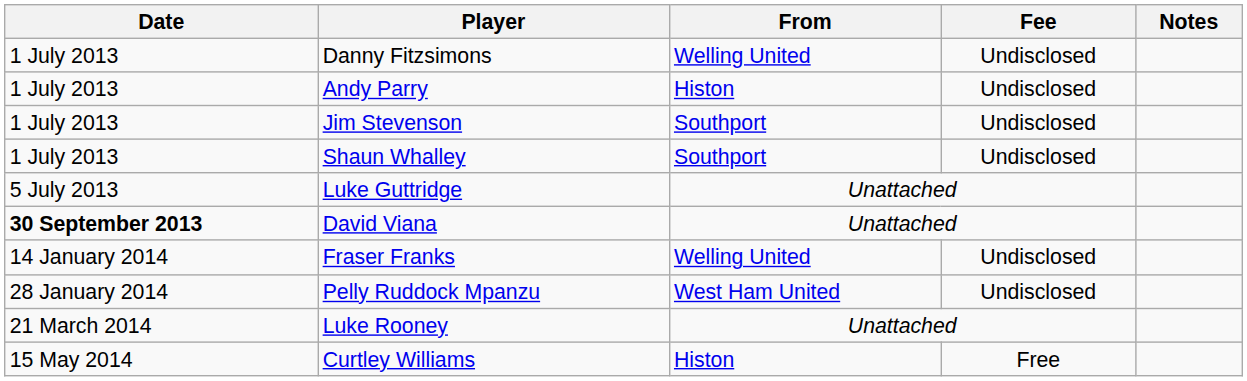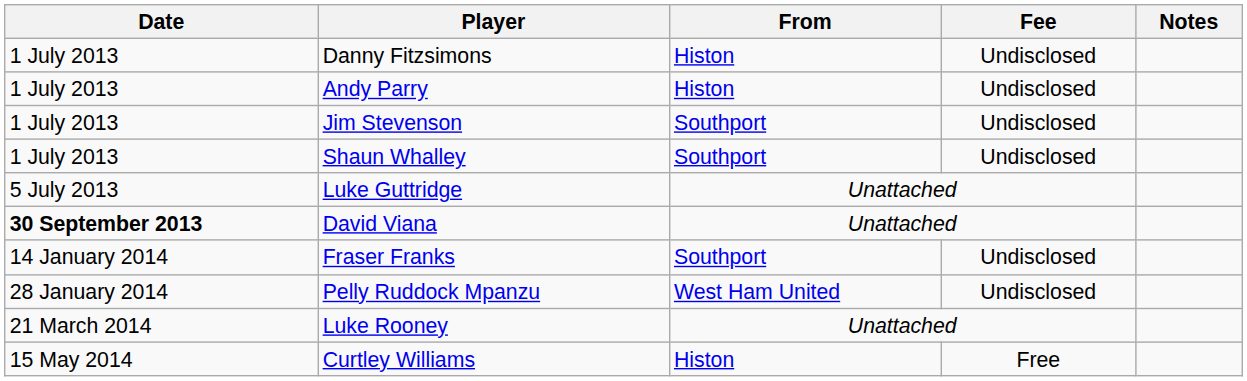(742, 55) Welling United -> (704, 55) Histon
(742, 258) Welling United -> (720, 258) Southport
